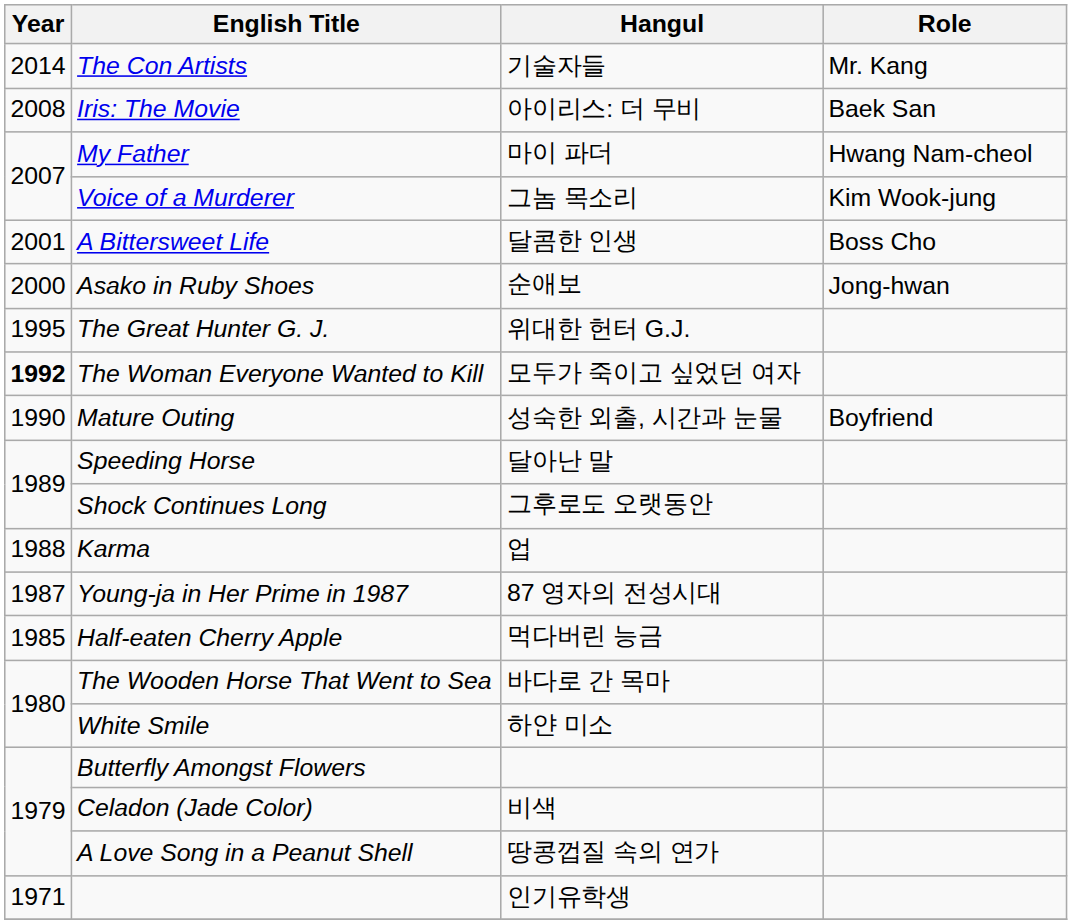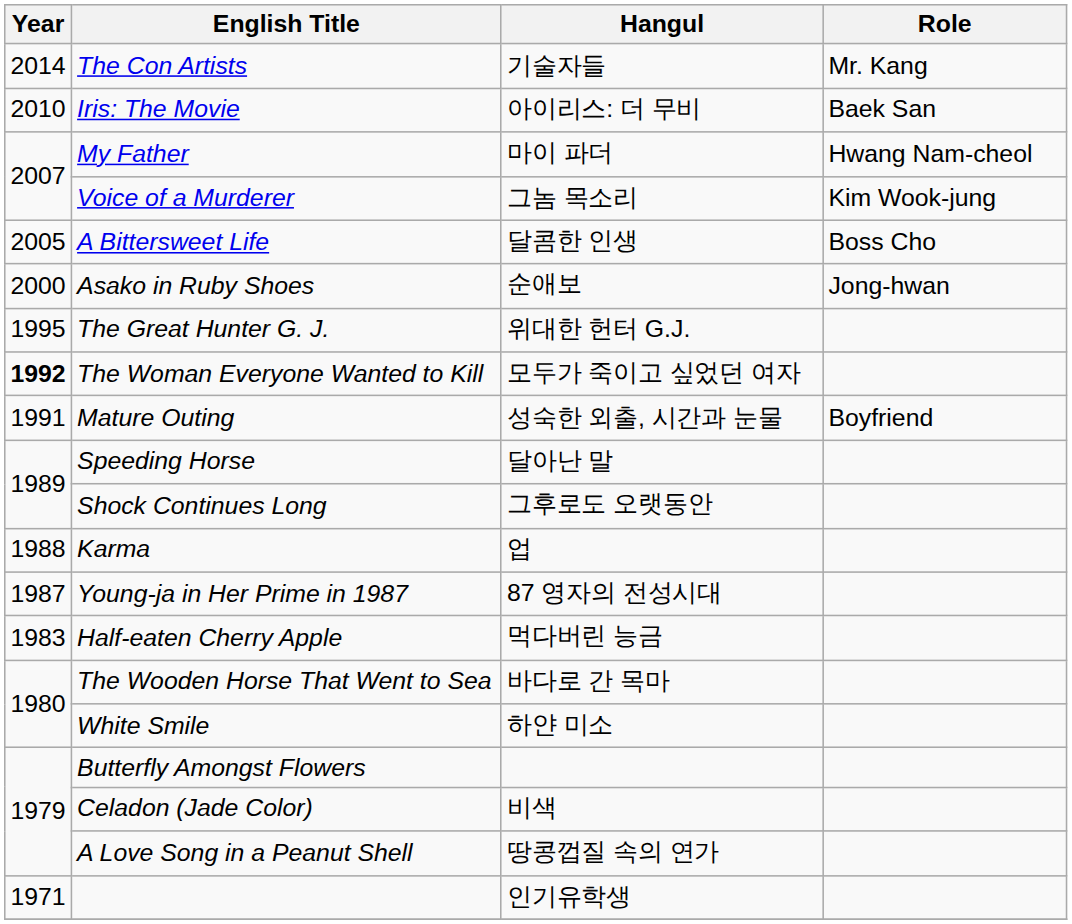(38, 109) 2008 -> (38, 109) 2010
(38, 241) 2001 -> (38, 241) 2005
(38, 417) 1990 -> (38, 417) 1991
(38, 637) 1985 -> (38, 637) 1983
